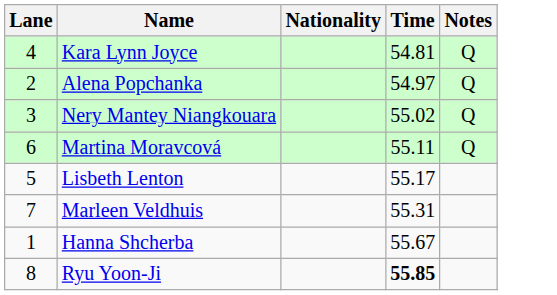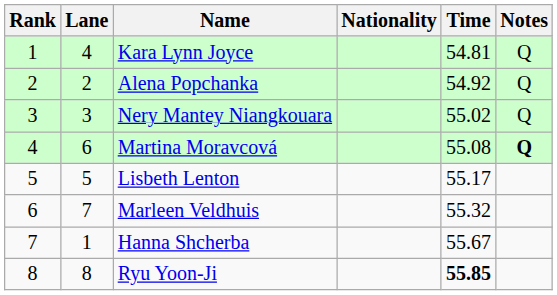+ column: (33, 20)
(413, 83) 54.97 -> (469, 83) 54.92
(413, 147) 55.11 -> (469, 147) 55.08
(468, 147) normal -> (524, 147) bold
(413, 210) 55.31 -> (469, 210) 55.32
